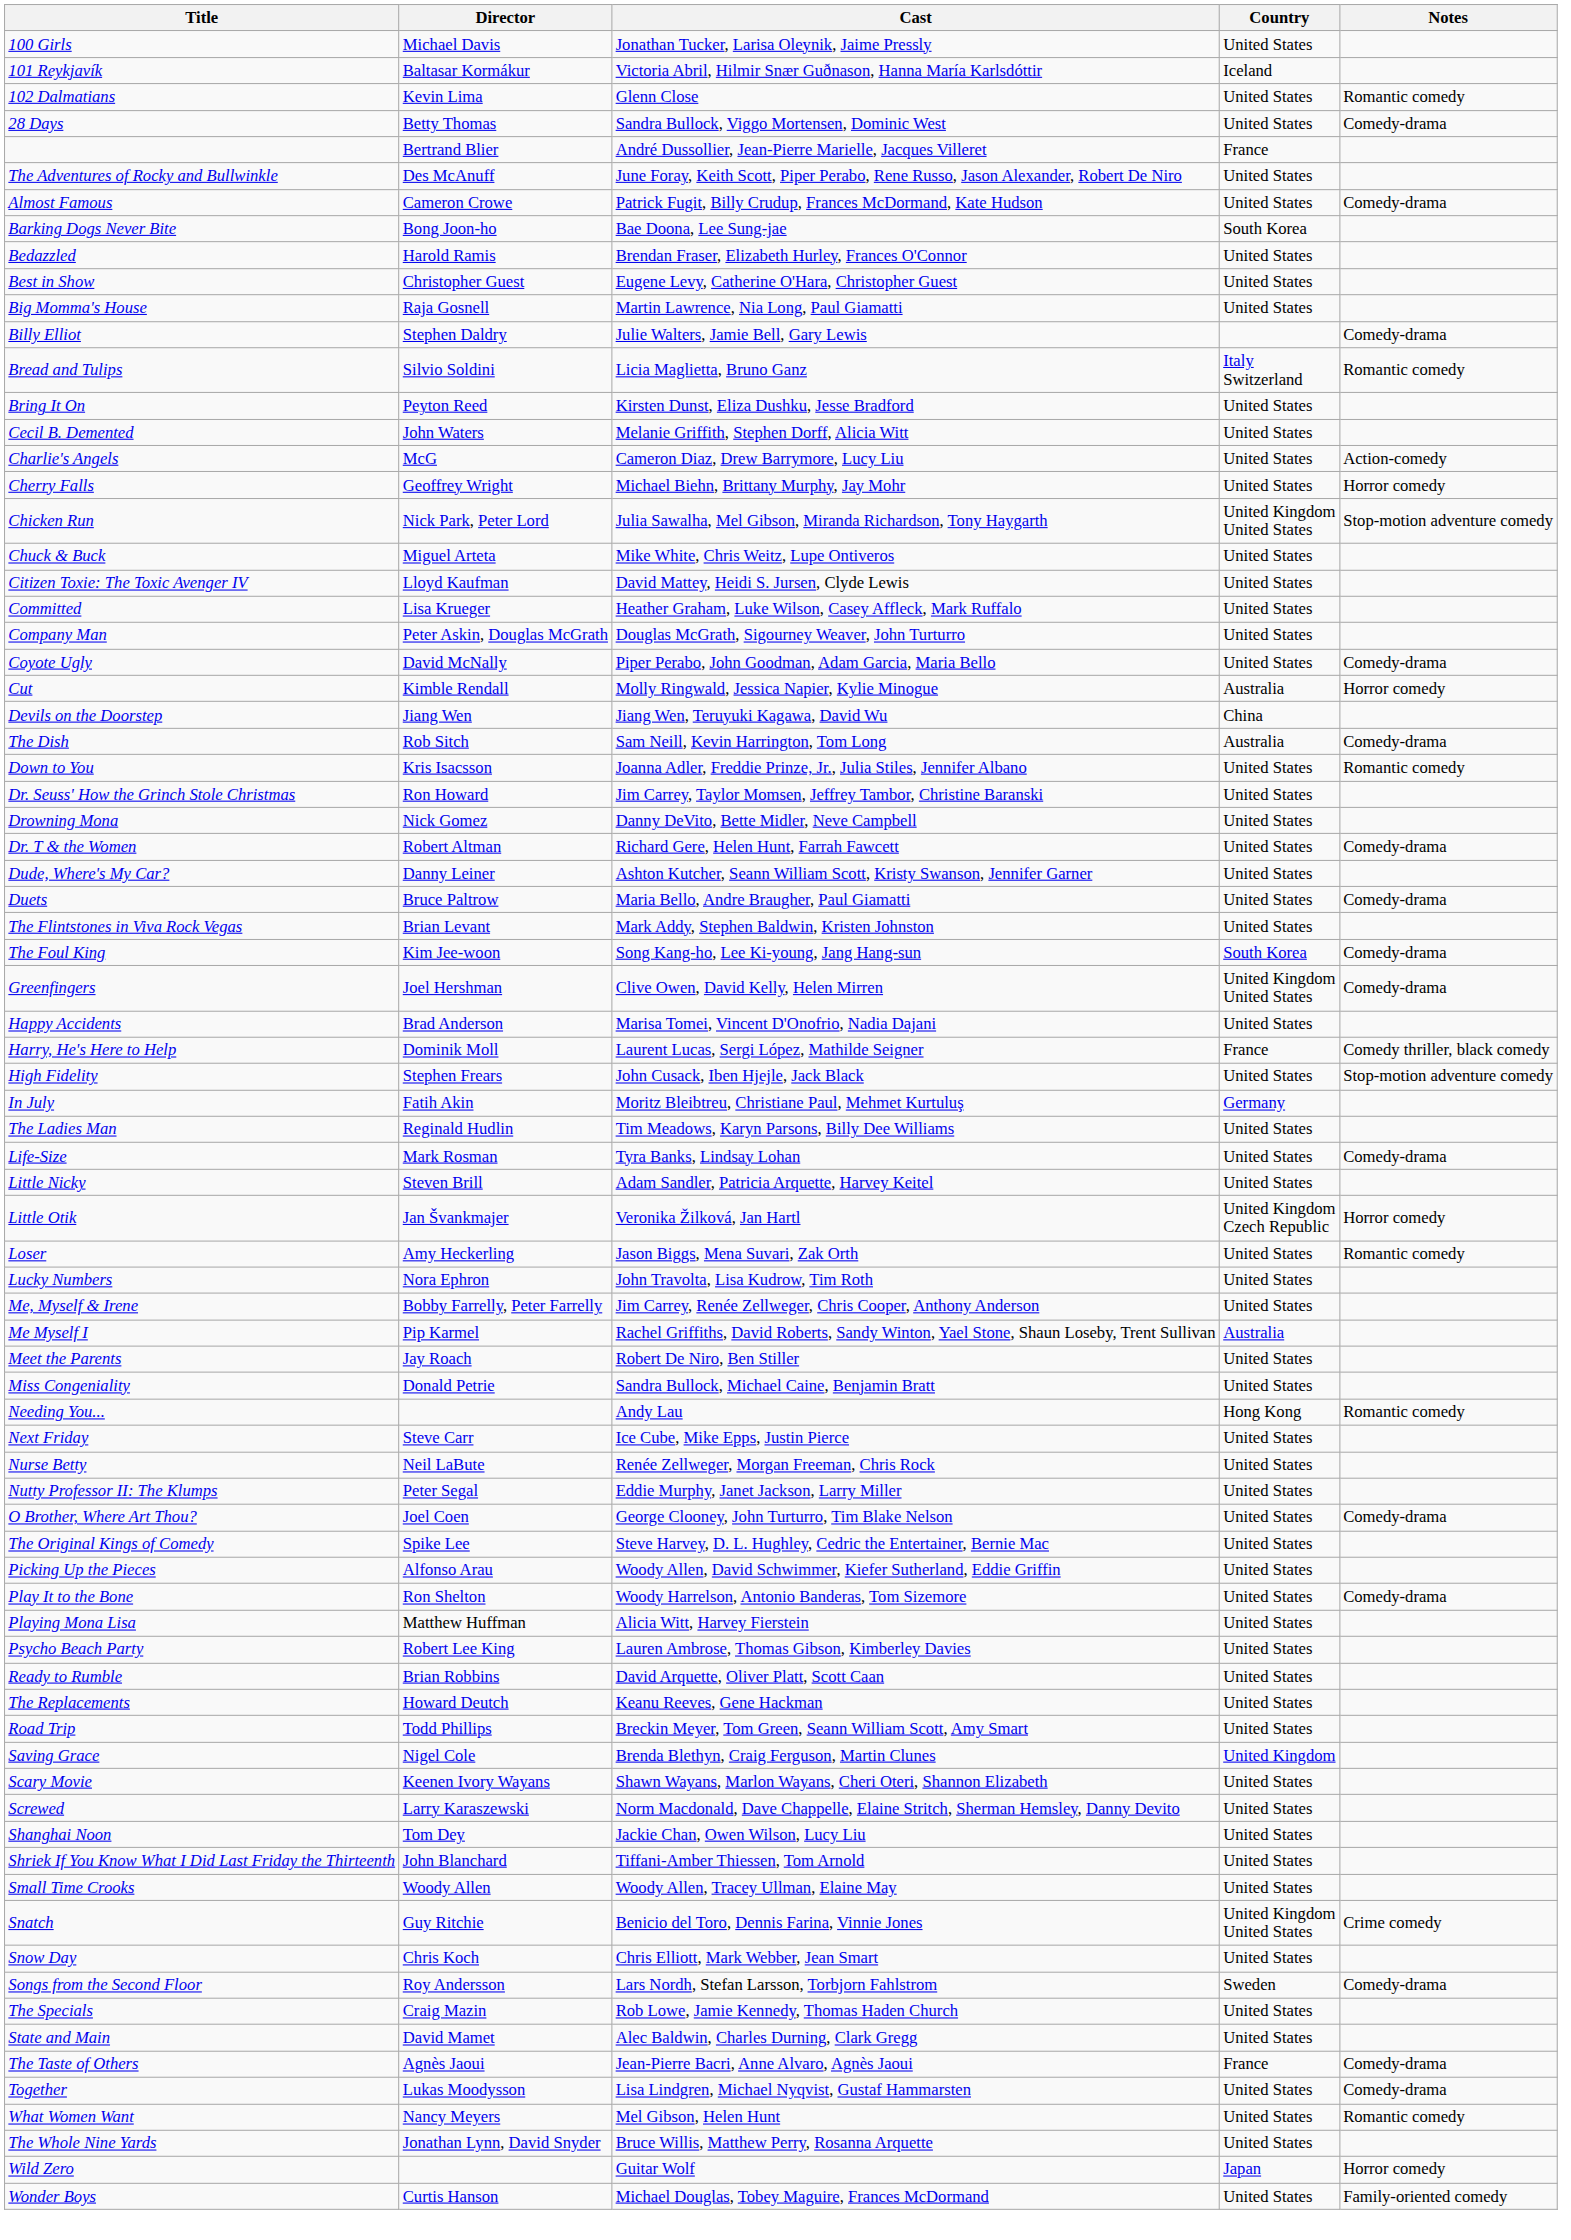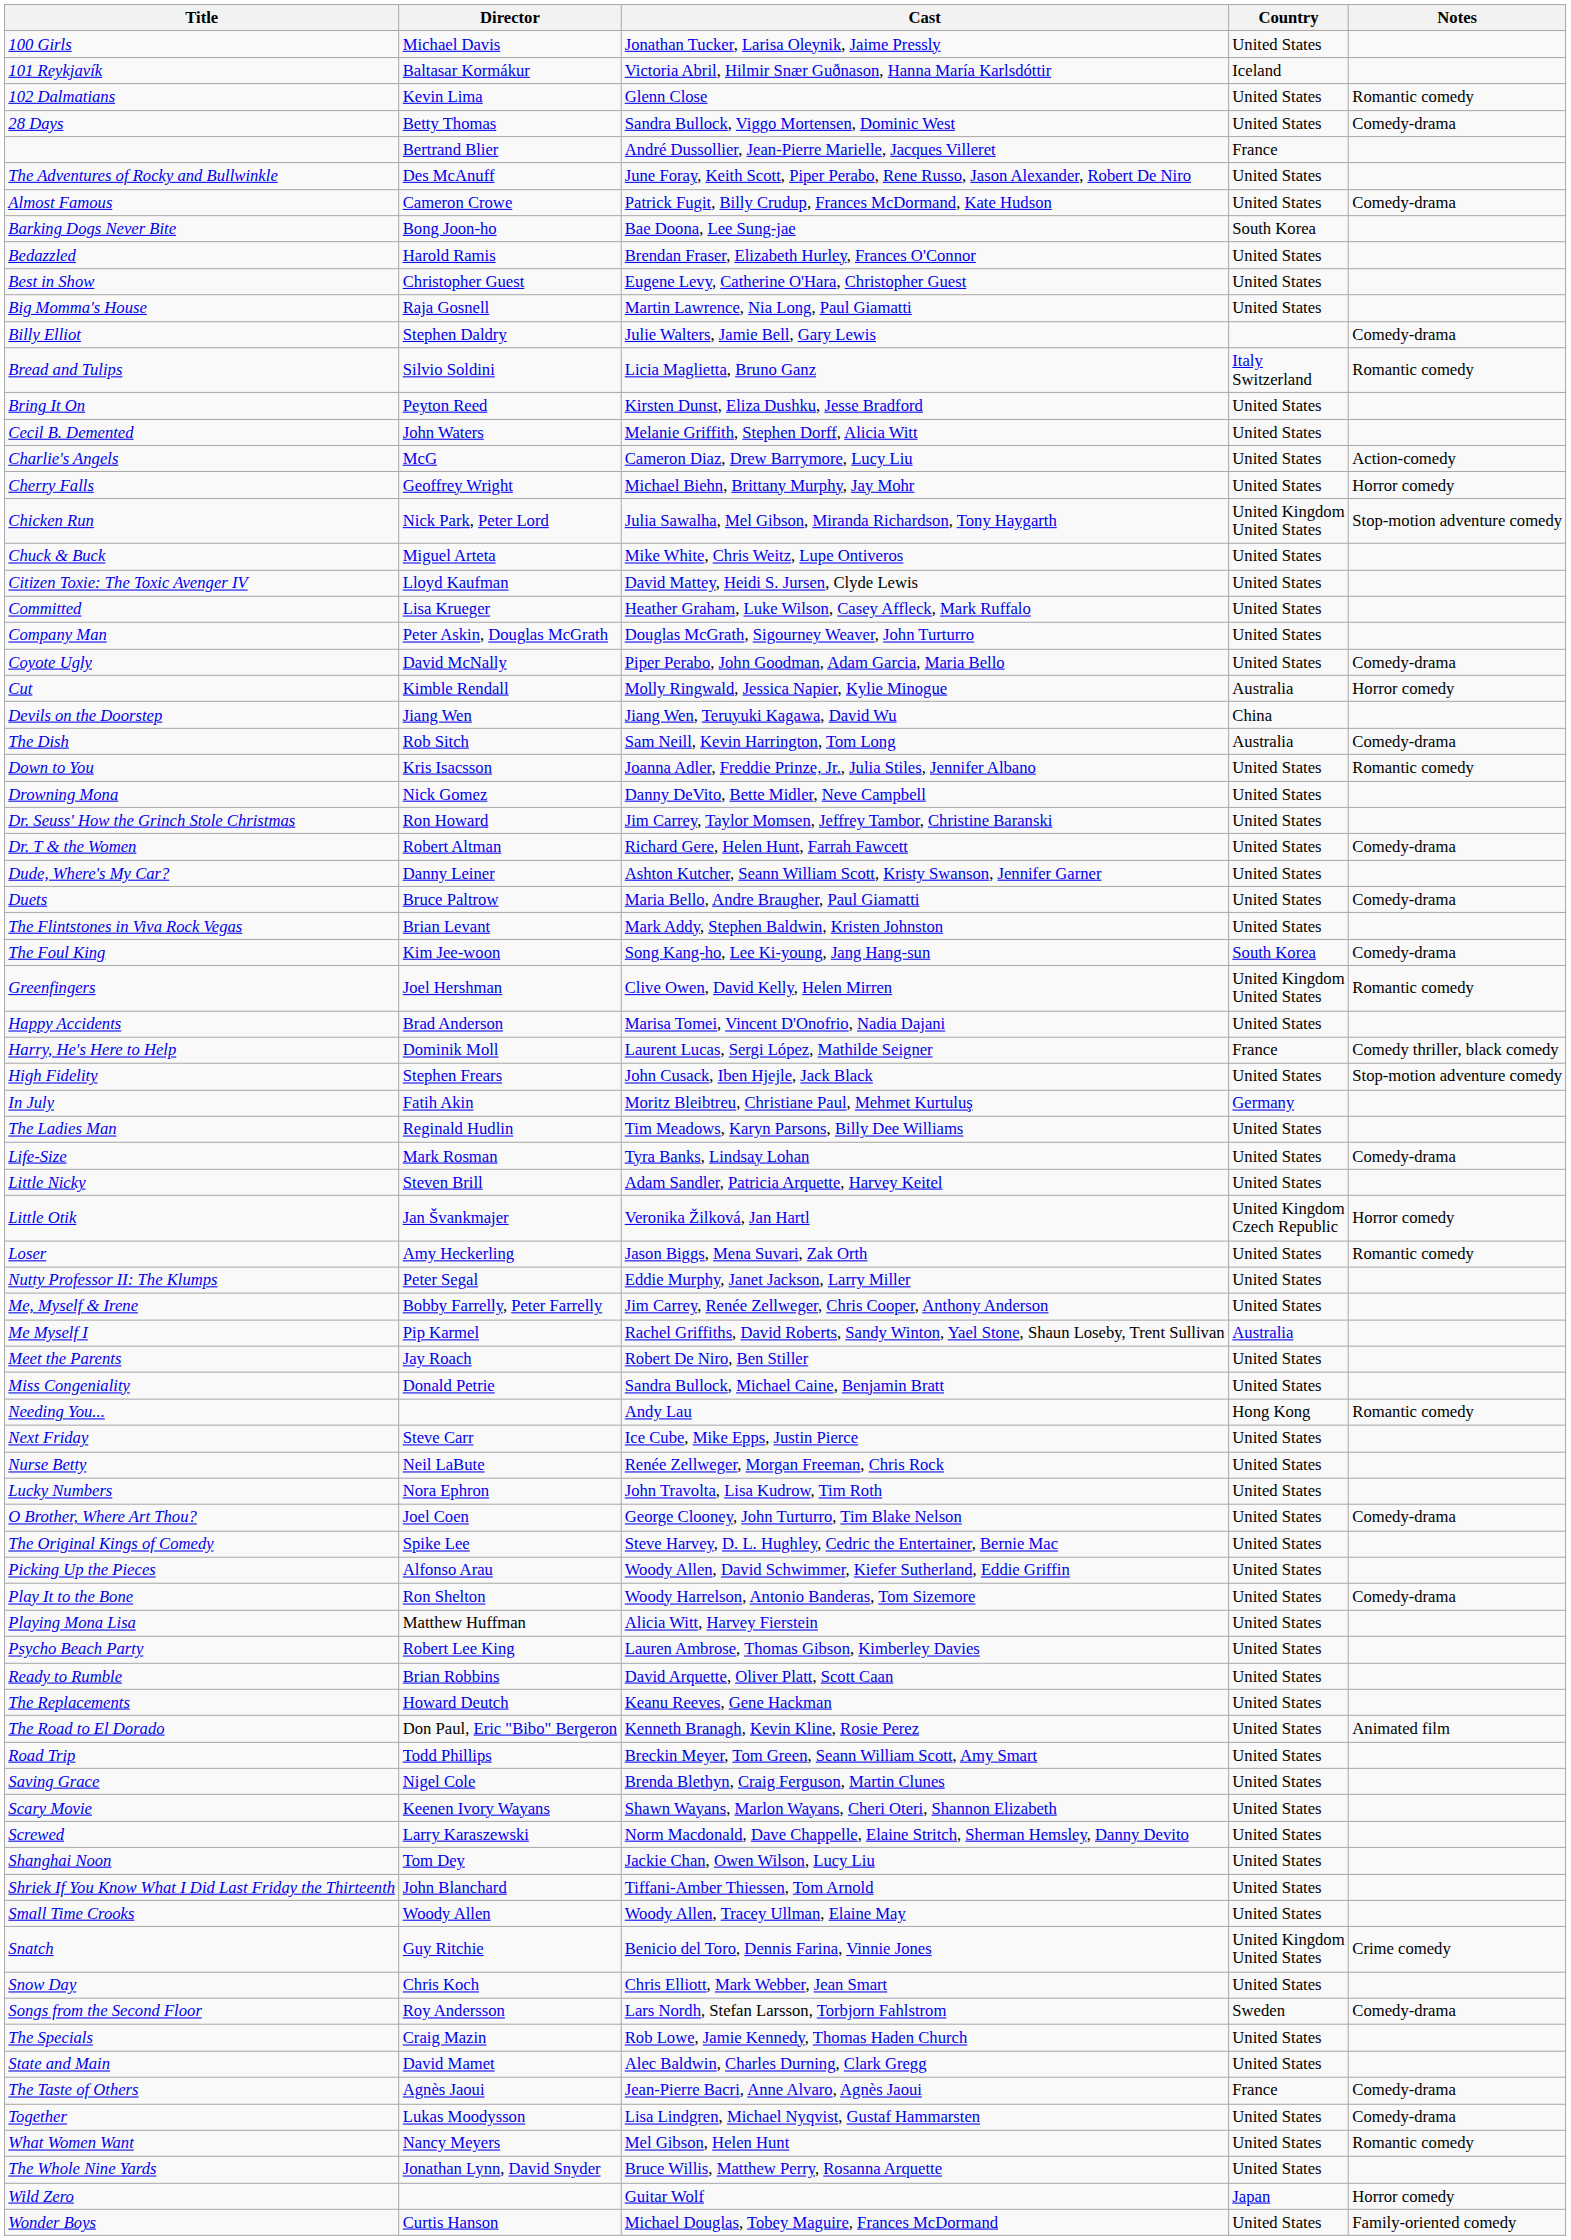rows swapped: (63, 820) <-> (152, 794)
(1395, 988) Comedy-drama -> (1413, 988) Romantic comedy
rows swapped: (60, 1280) <-> (113, 1491)
+ row: (86, 1728)
(1279, 1755) United Kingdom -> (1277, 1781) United States
